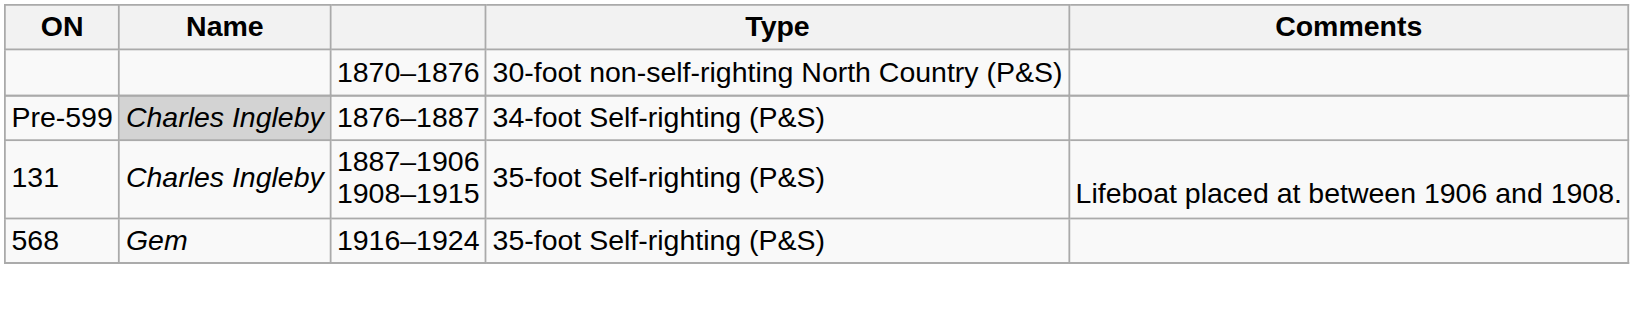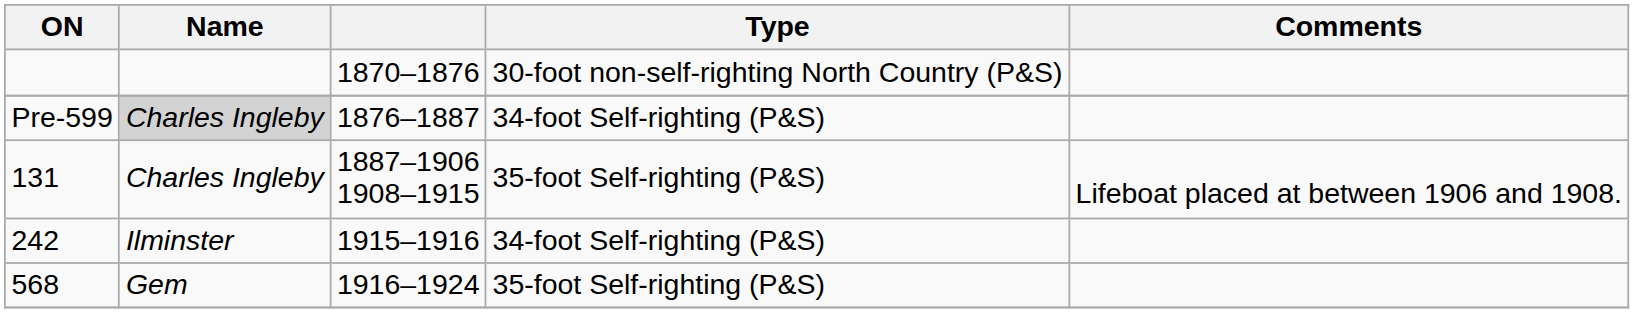+ row: (35, 239)
